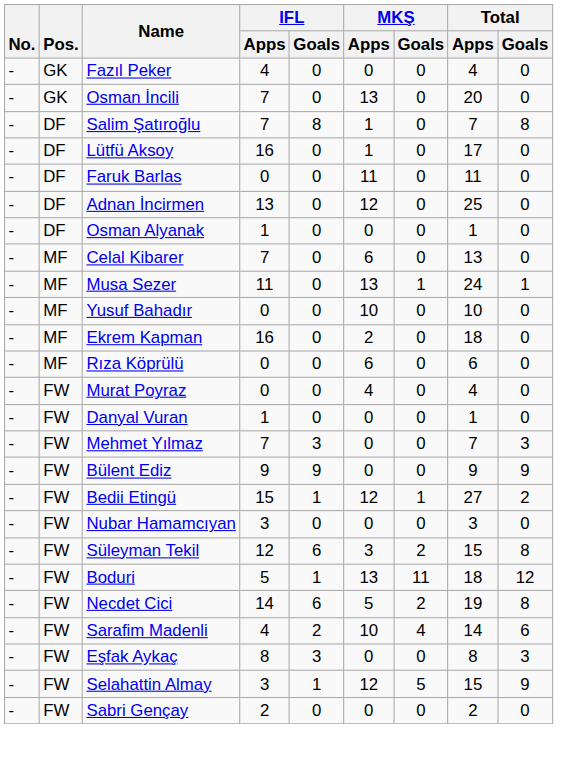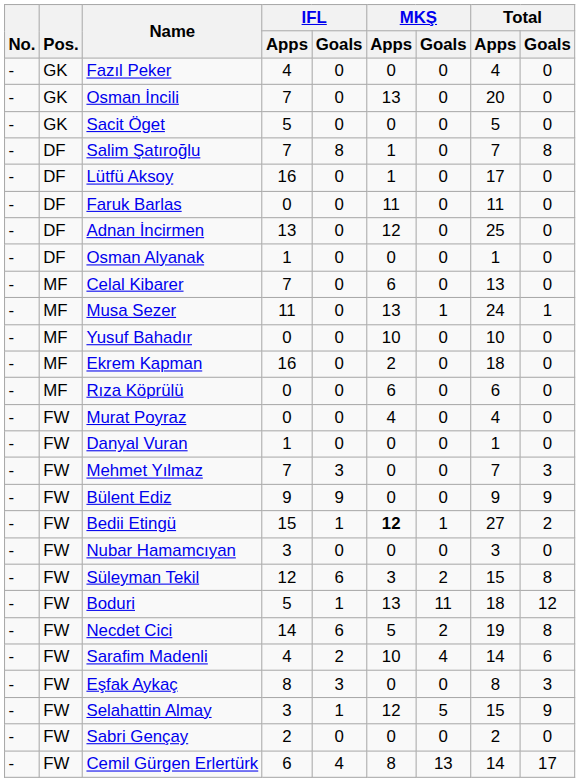+ row: (126, 124)
(369, 497) normal -> (391, 524) bold
+ row: (172, 763)
